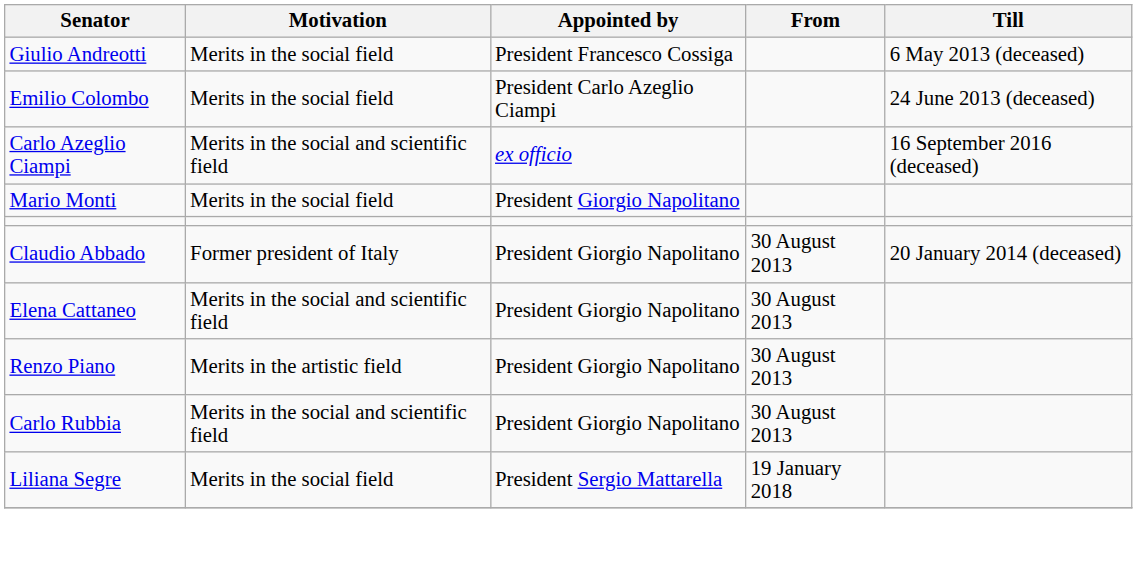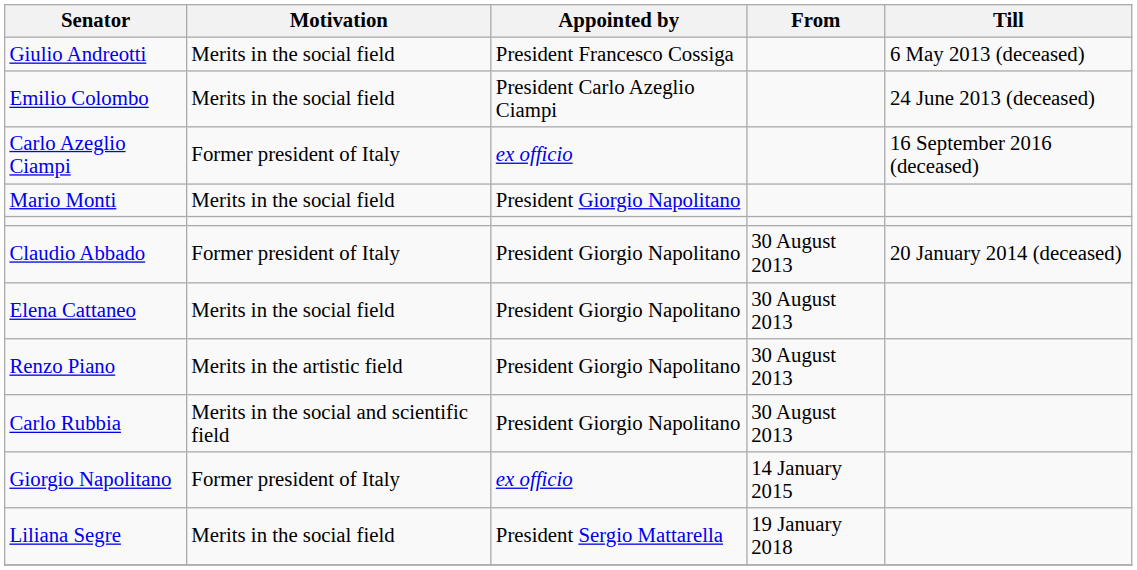(328, 155) Merits in the social and scientific field -> (296, 155) Former president of Italy
(328, 310) Merits in the social and scientific field -> (293, 310) Merits in the social field
+ row: (90, 479)
